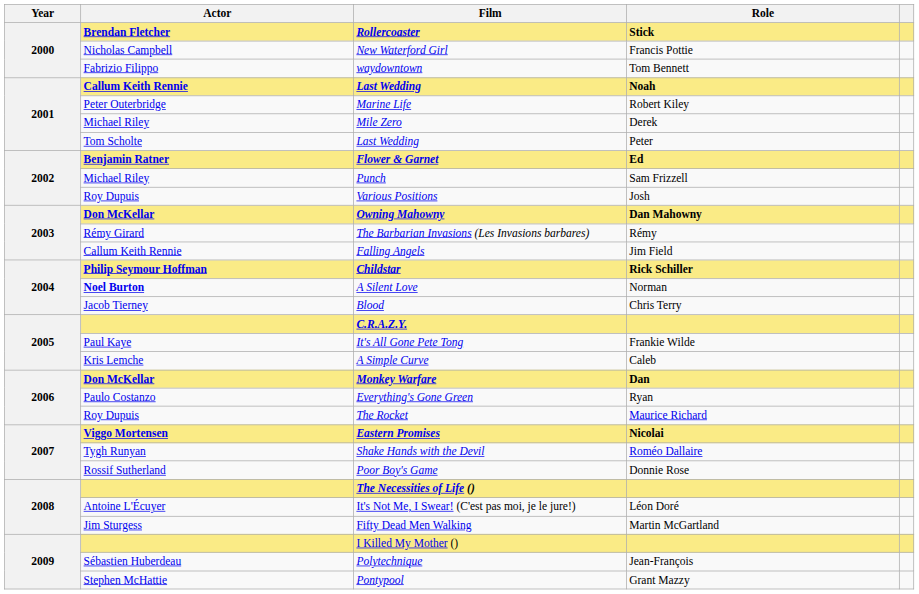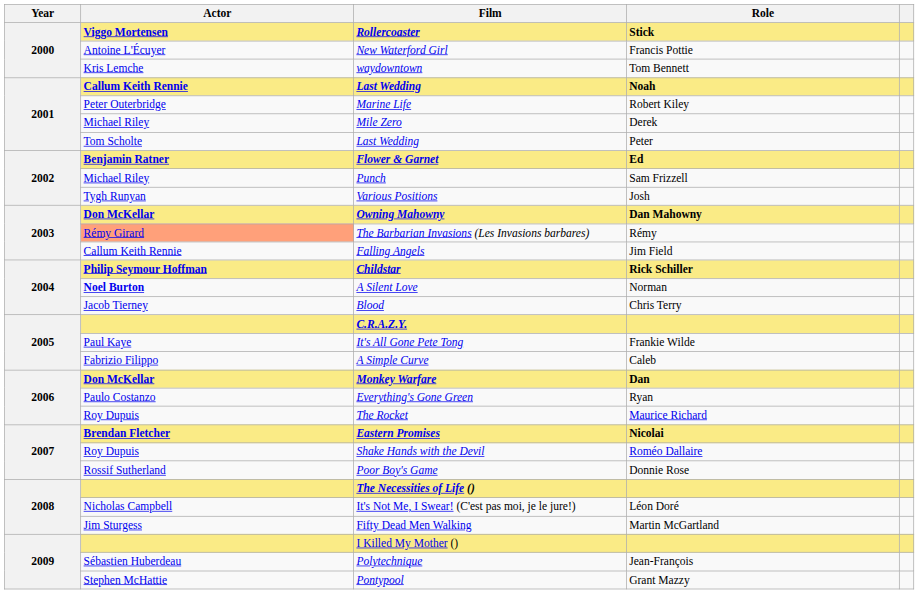(127, 31) Brendan Fletcher -> (126, 31) Viggo Mortensen
(128, 50) Nicholas Campbell -> (124, 50) Antoine L'Écuyer
(121, 68) Fabrizio Filippo -> (114, 68) Kris Lemche
(111, 196) Roy Dupuis -> (115, 196) Tygh Runyan
(114, 232) no background -> (114, 232) lightsalmon background
(114, 360) Kris Lemche -> (121, 360) Fabrizio Filippo
(126, 433) Viggo Mortensen -> (127, 433) Brendan Fletcher
(115, 452) Tygh Runyan -> (111, 452) Roy Dupuis
(124, 506) Antoine L'Écuyer -> (128, 506) Nicholas Campbell
